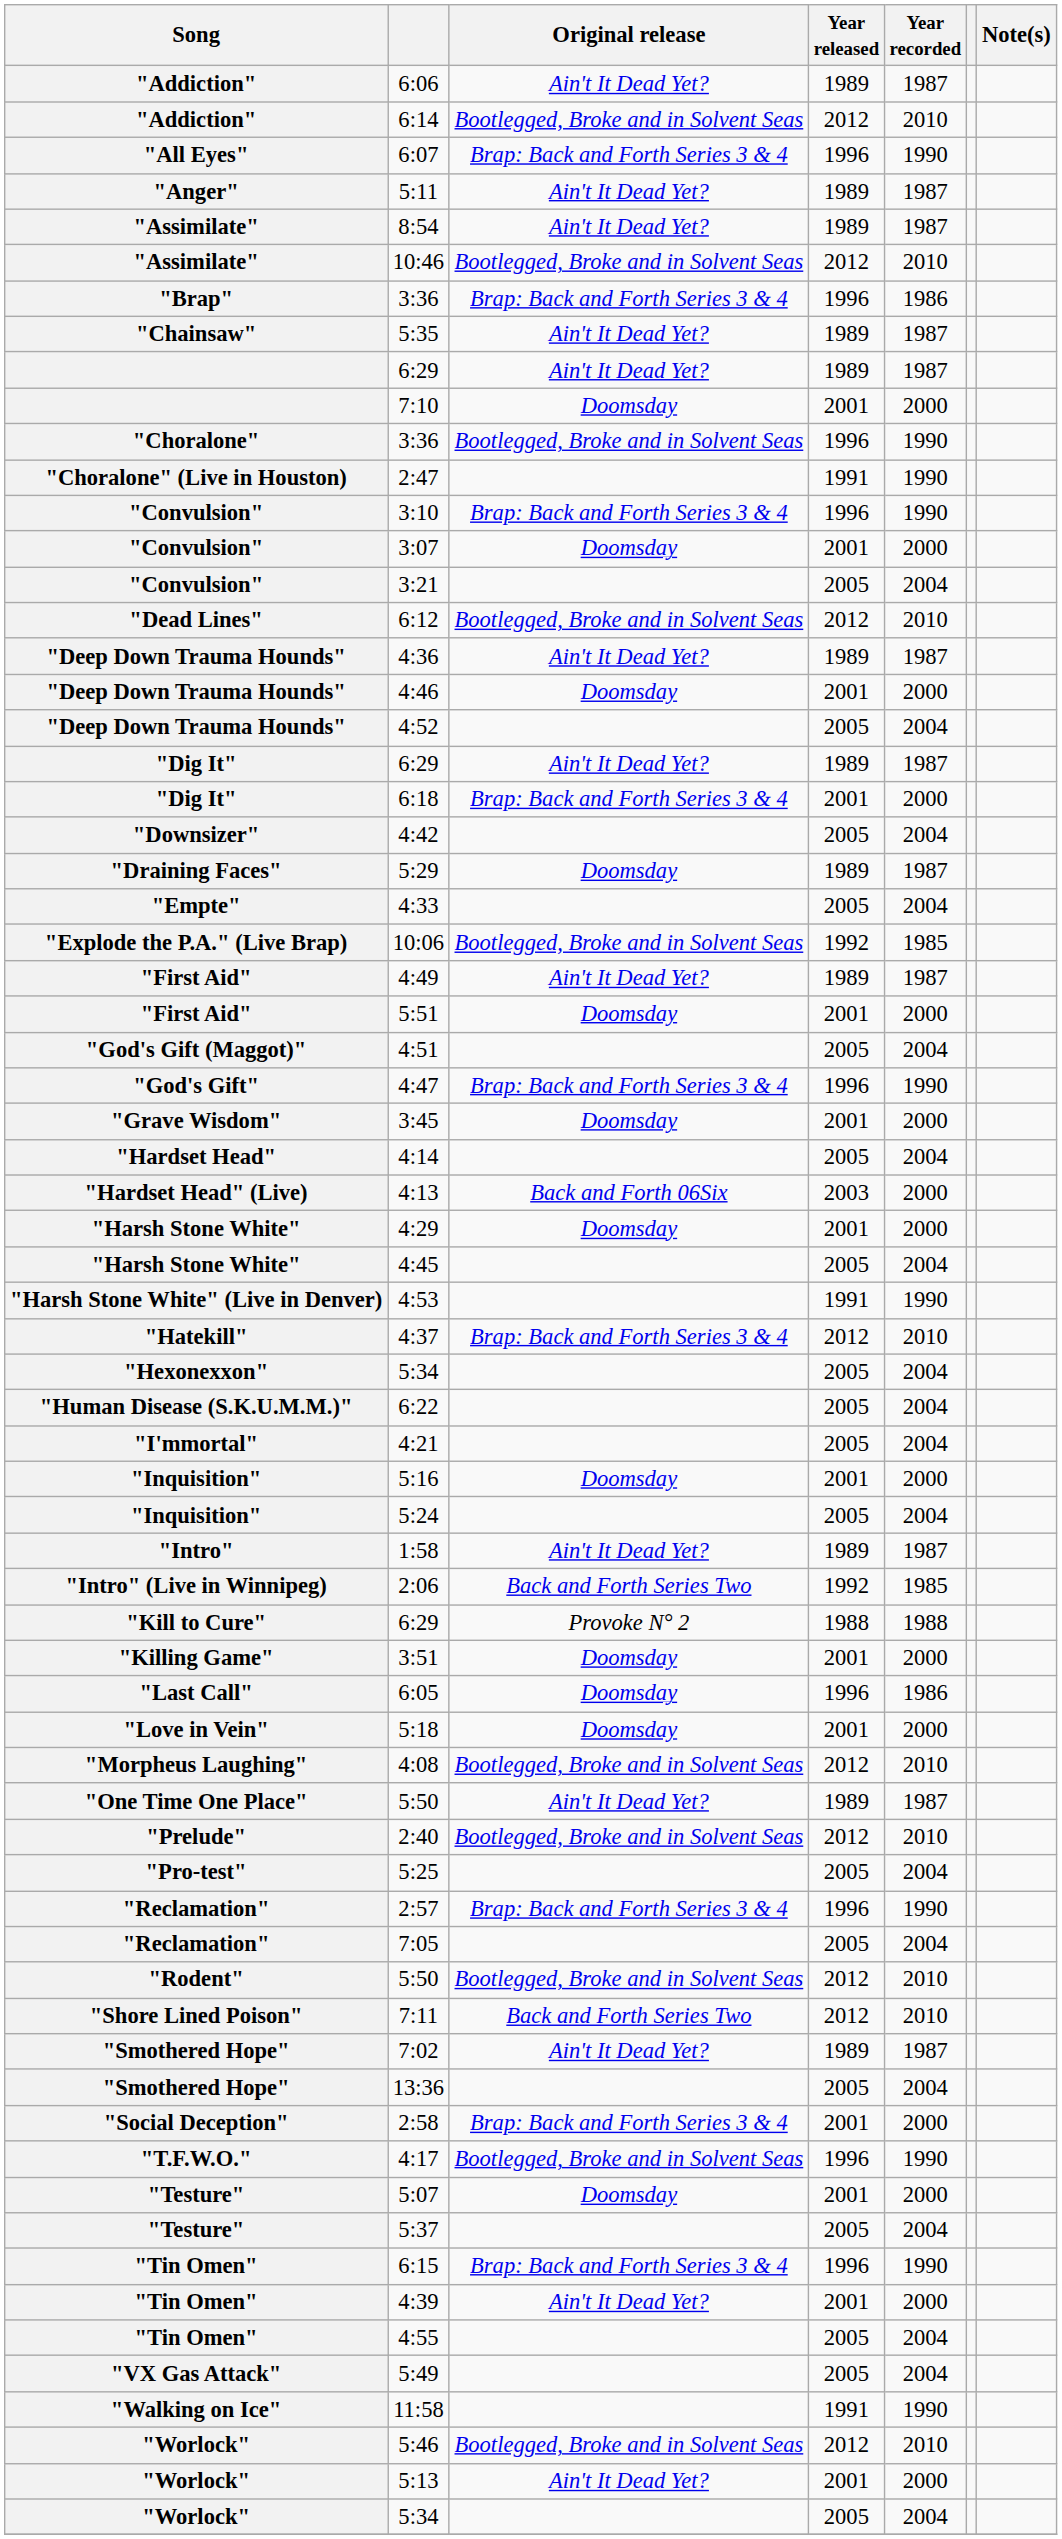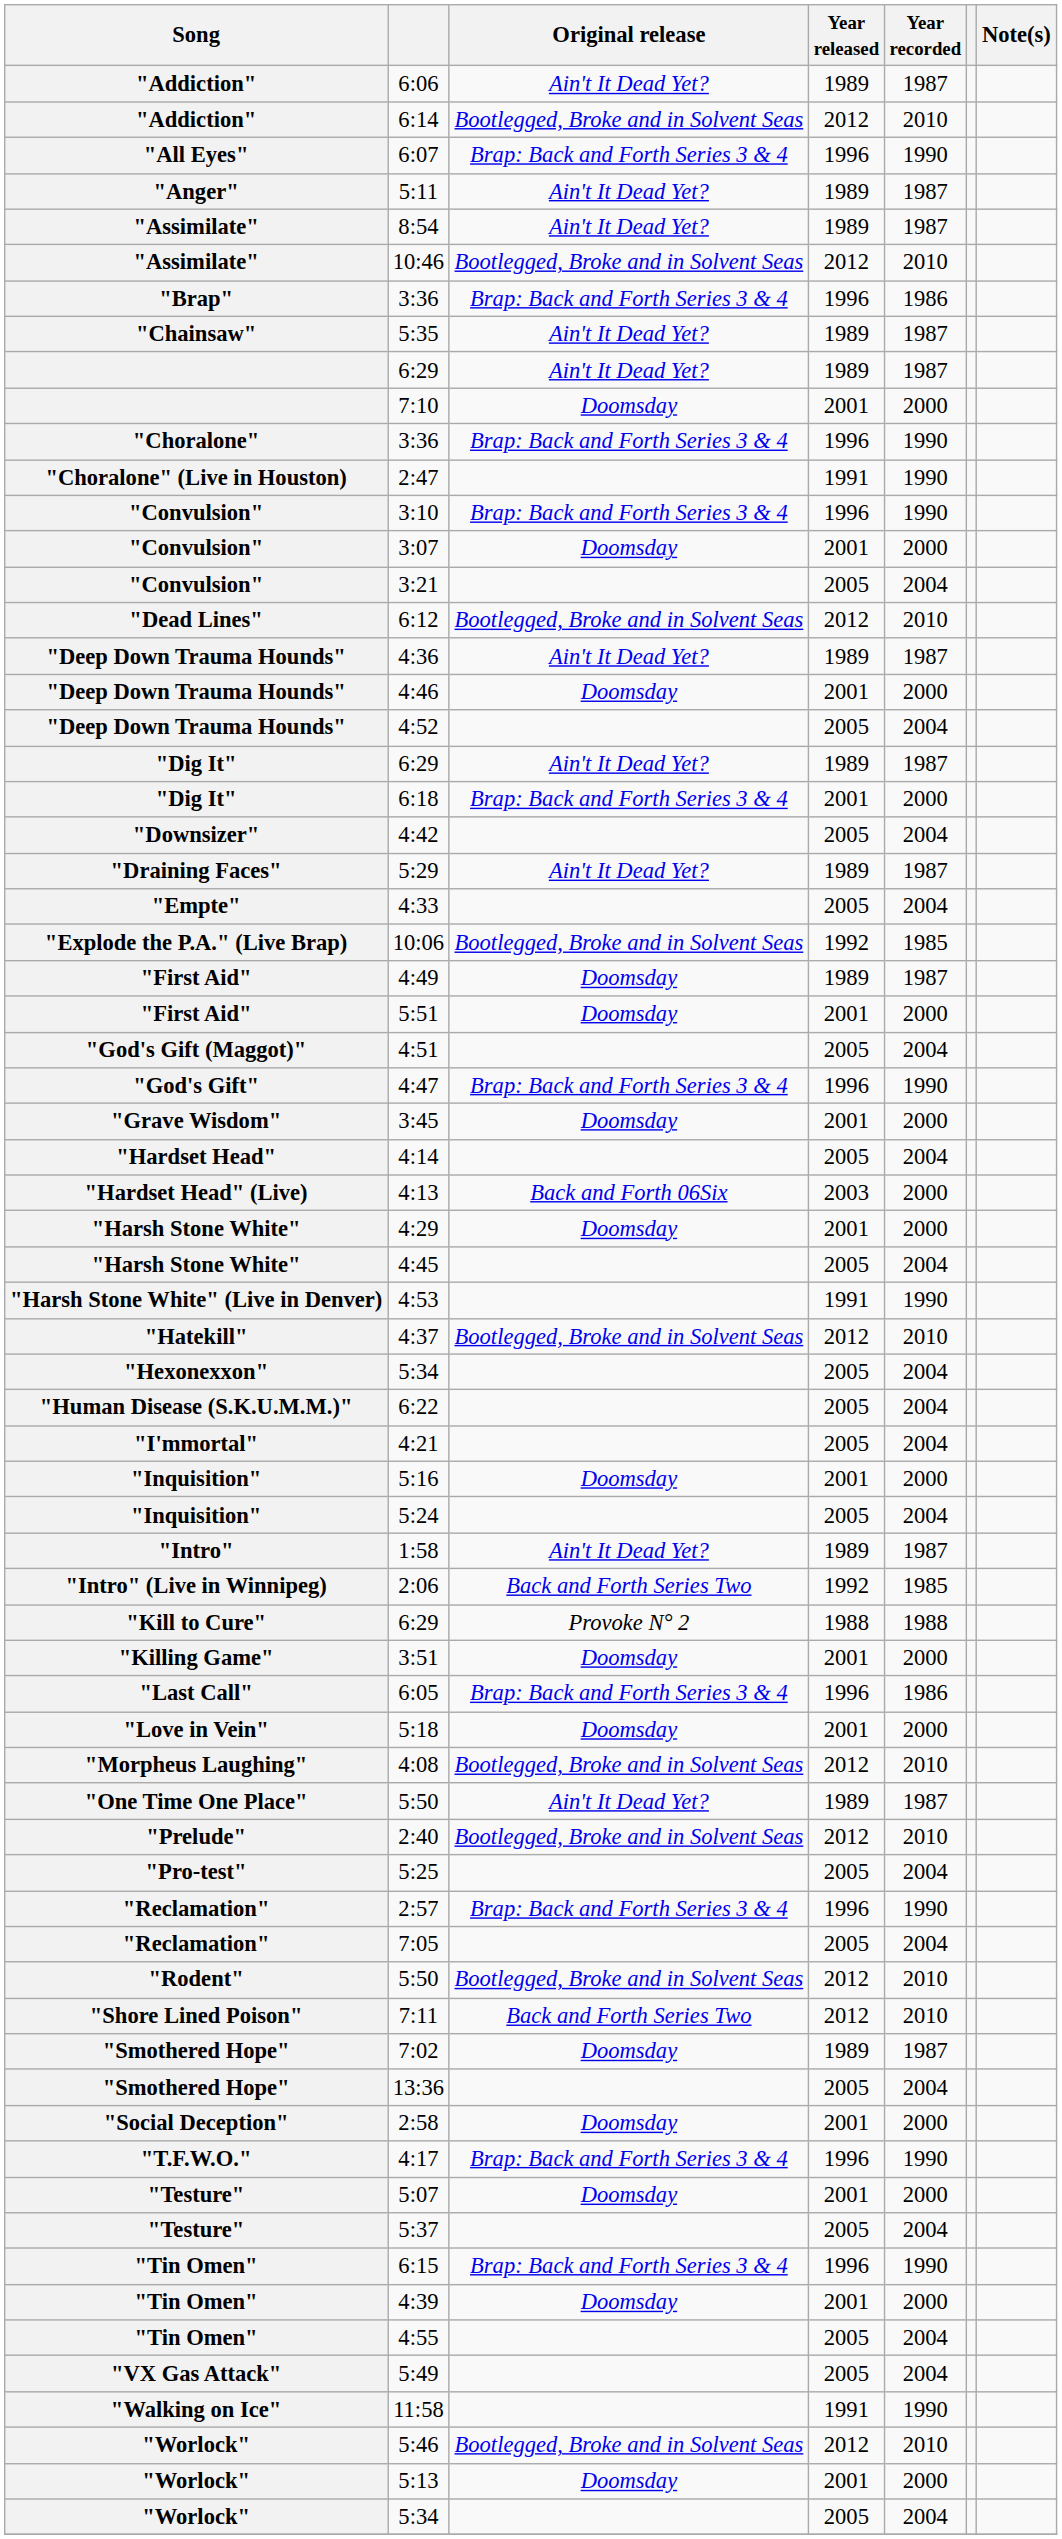(629, 441) Bootlegged, Broke and in Solvent Seas -> (629, 441) Brap: Back and Forth Series 3 & 4
(629, 870) Doomsday -> (629, 870) Ain't It Dead Yet?
(629, 978) Ain't It Dead Yet? -> (629, 978) Doomsday
(629, 1335) Brap: Back and Forth Series 3 & 4 -> (629, 1335) Bootlegged, Broke and in Solvent Seas
(629, 1693) Doomsday -> (629, 1693) Brap: Back and Forth Series 3 & 4
(629, 2051) Ain't It Dead Yet? -> (629, 2051) Doomsday
(629, 2122) Brap: Back and Forth Series 3 & 4 -> (629, 2122) Doomsday
(629, 2158) Bootlegged, Broke and in Solvent Seas -> (629, 2158) Brap: Back and Forth Series 3 & 4
(629, 2301) Ain't It Dead Yet? -> (629, 2301) Doomsday
(629, 2480) Ain't It Dead Yet? -> (629, 2480) Doomsday
